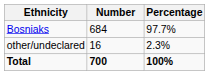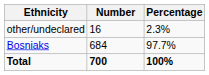rows swapped: (28, 29) <-> (46, 45)
